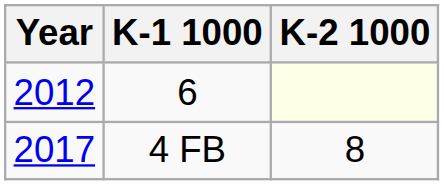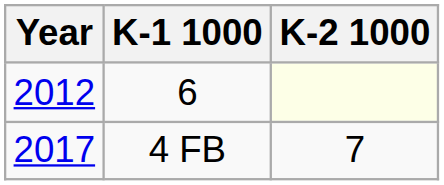(355, 149) 8 -> (355, 149) 7
